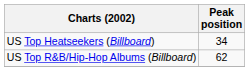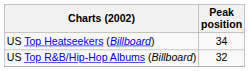(222, 58) 62 -> (222, 58) 32
